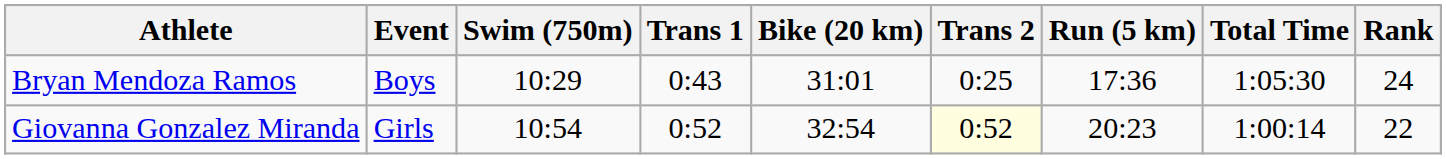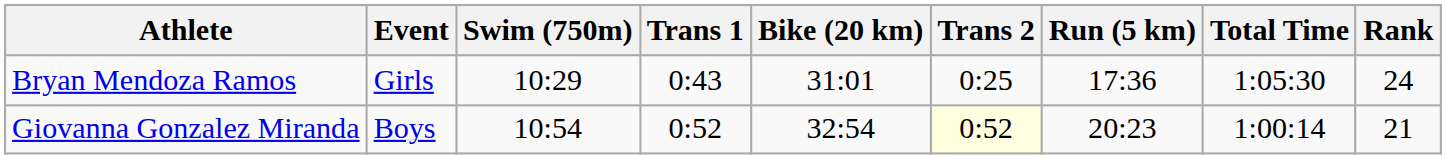(405, 79) Boys -> (404, 79) Girls
(404, 128) Girls -> (405, 128) Boys
(1398, 128) 22 -> (1398, 128) 21
